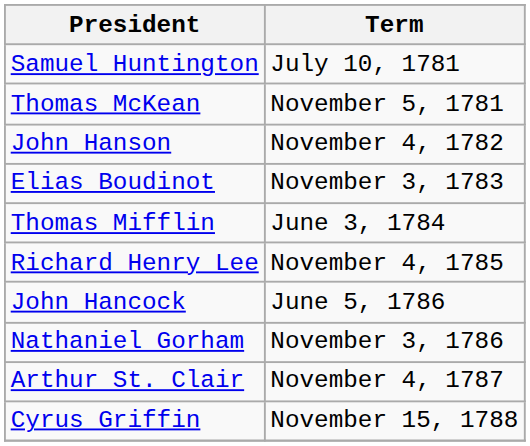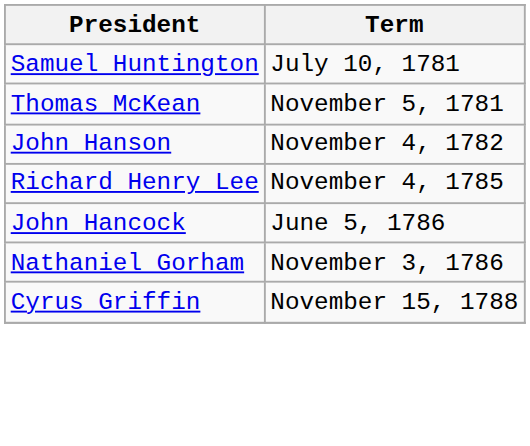- row: (113, 183)
- row: (113, 223)
- row: (127, 381)
